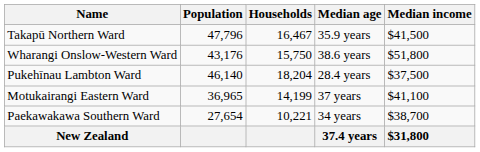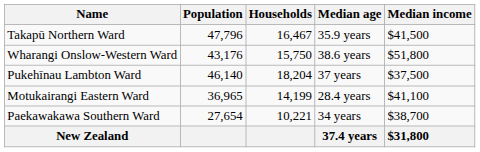(344, 75) 28.4 years -> (339, 75) 37 years
(339, 95) 37 years -> (344, 95) 28.4 years
